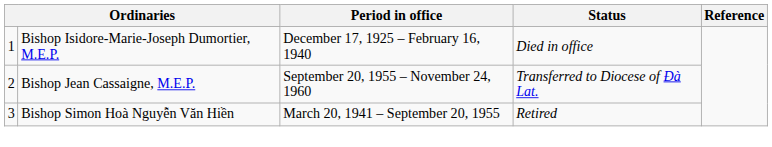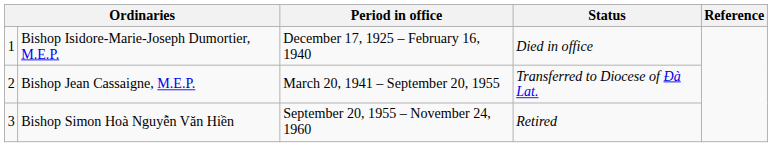(387, 84) September 20, 1955 – November 24, 1960 -> (392, 84) March 20, 1941 – September 20, 1955
(392, 114) March 20, 1941 – September 20, 1955 -> (387, 122) September 20, 1955 – November 24, 1960
